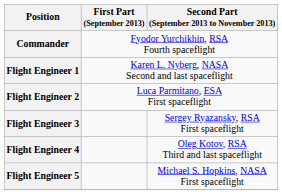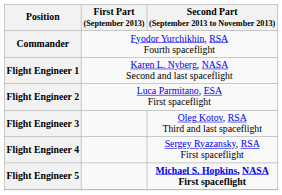(212, 123) Sergey Ryazansky, RSA First spaceflight -> (212, 123) Oleg Kotov, RSA Third and last spaceflight
(212, 150) Oleg Kotov, RSA Third and last spaceflight -> (212, 150) Sergey Ryazansky, RSA First spaceflight
(212, 176) normal -> (212, 176) bold
